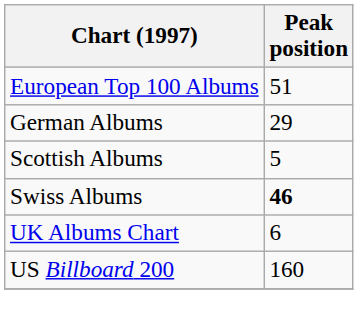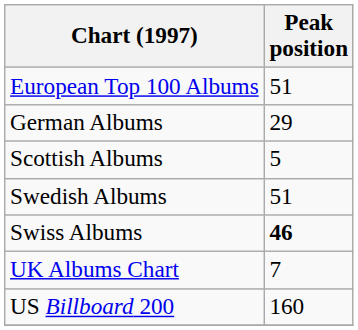+ row: (88, 196)
(275, 232) 6 -> (275, 269) 7
